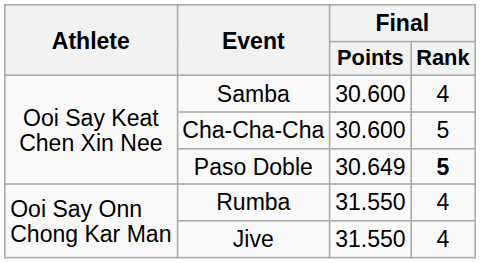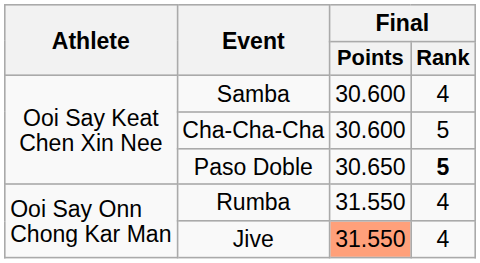(370, 167) 30.649 -> (370, 167) 30.650
(370, 240) no background -> (370, 240) lightsalmon background
